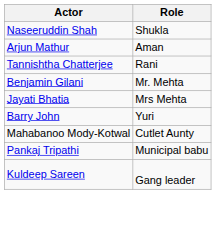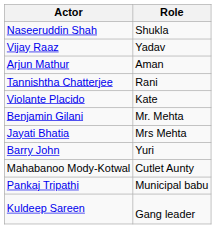+ row: (33, 47)
+ row: (46, 99)
